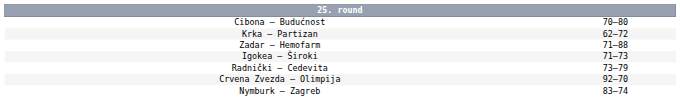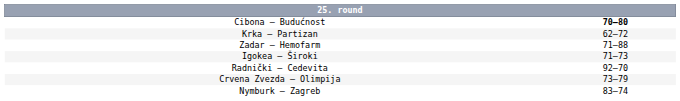(615, 23) normal -> (615, 23) bold
(615, 68) 73–79 -> (615, 68) 92–70
(615, 80) 92–70 -> (615, 80) 73–79
